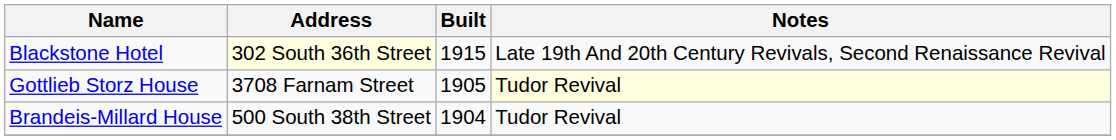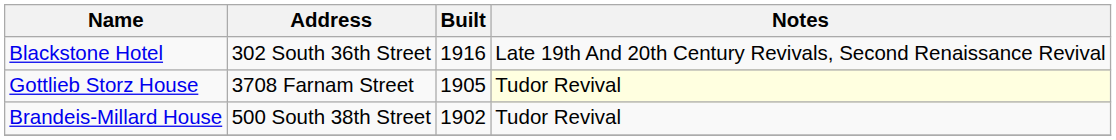(331, 53) lightyellow background -> (331, 53) no background
(463, 53) 1915 -> (463, 53) 1916
(463, 118) 1904 -> (463, 118) 1902
